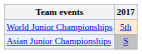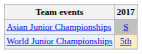rows swapped: (59, 42) <-> (59, 27)
